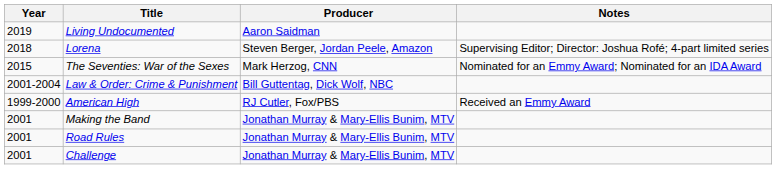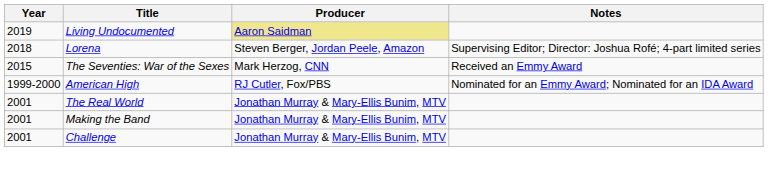(281, 31) no background -> (273, 31) khaki background
(610, 66) Nominated for an Emmy Award; Nominated for an IDA Award -> (517, 66) Received an Emmy Award
- row: (152, 84)
(525, 102) Received an Emmy Award -> (602, 84) Nominated for an Emmy Award; Nominated for an IDA Award
+ row: (105, 102)
- row: (95, 137)
